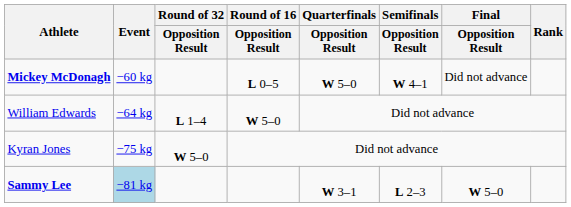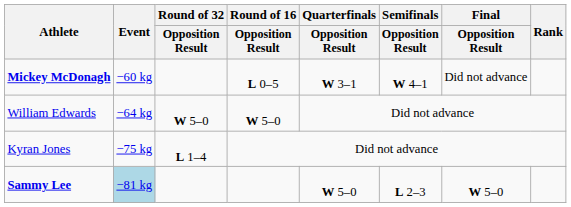(339, 85) W 5–0 -> (339, 85) W 3–1
(191, 120) L 1–4 -> (191, 120) W 5–0
(191, 156) W 5–0 -> (191, 156) L 1–4
(339, 192) W 3–1 -> (339, 192) W 5–0
